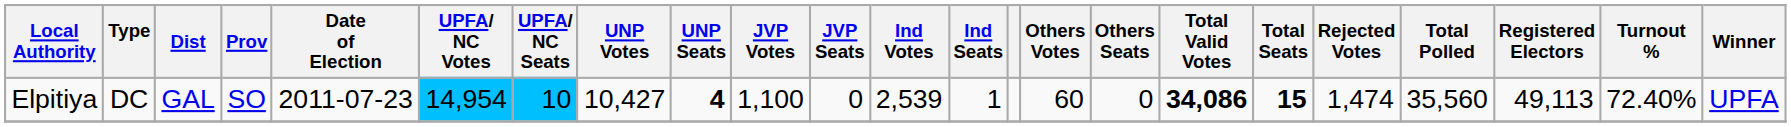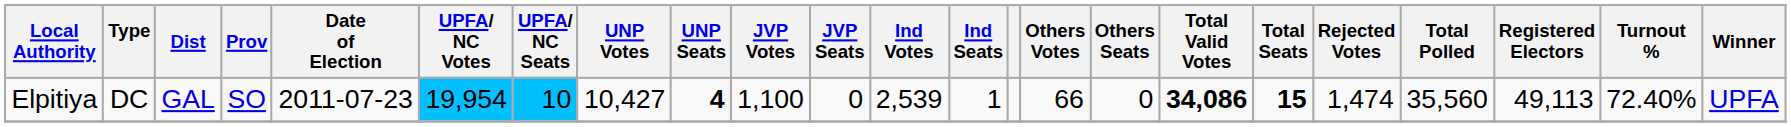(466, 99) 14,954 -> (466, 99) 19,954
(1069, 99) 60 -> (1069, 99) 66
